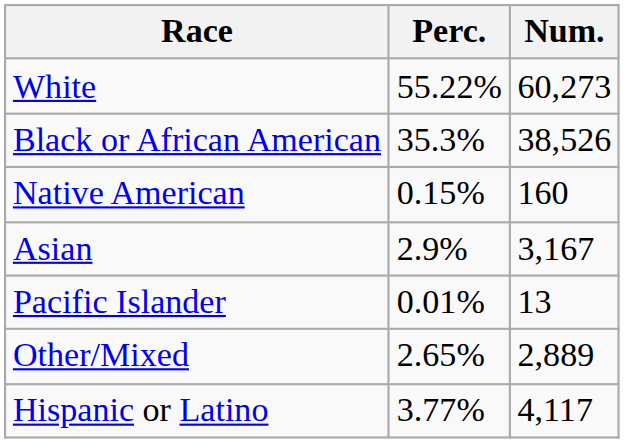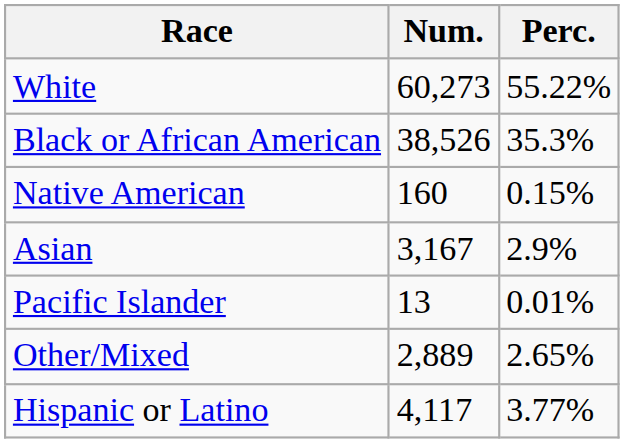columns swapped: (564, 31) <-> (449, 31)
